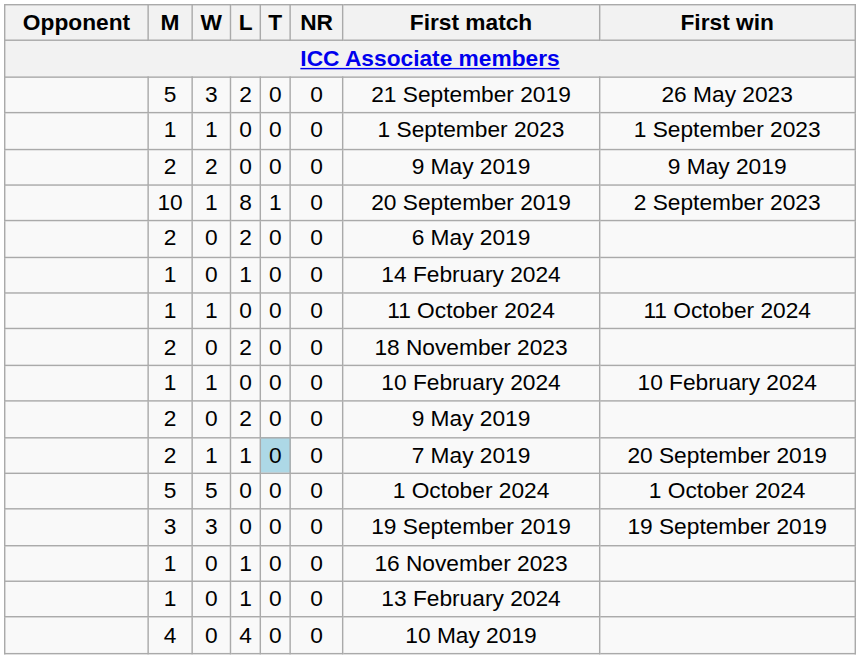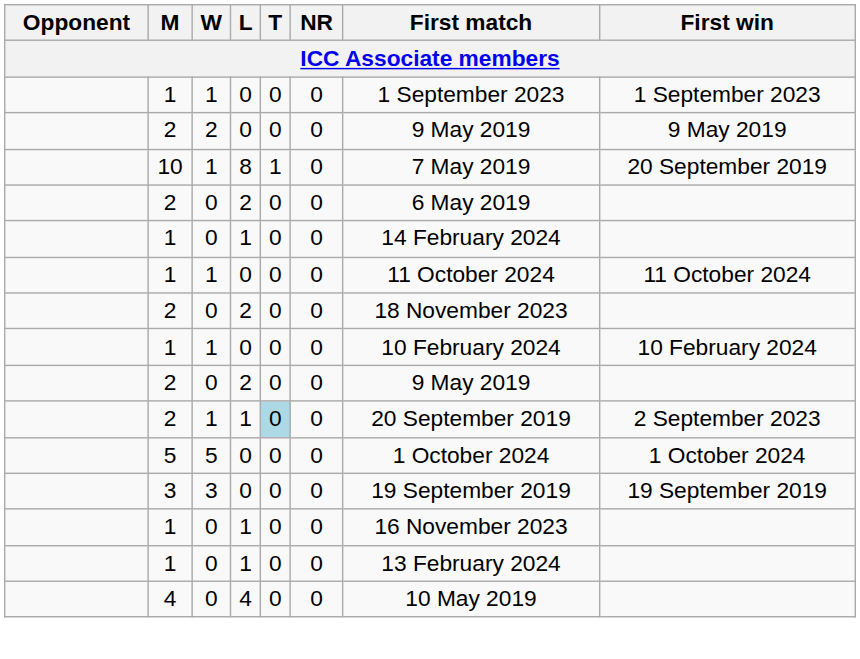- row: (170, 94)
(471, 202) 20 September 2019 -> (471, 166) 7 May 2019
(727, 202) 2 September 2023 -> (727, 166) 20 September 2019
(471, 454) 7 May 2019 -> (471, 418) 20 September 2019
(727, 454) 20 September 2019 -> (727, 418) 2 September 2023
